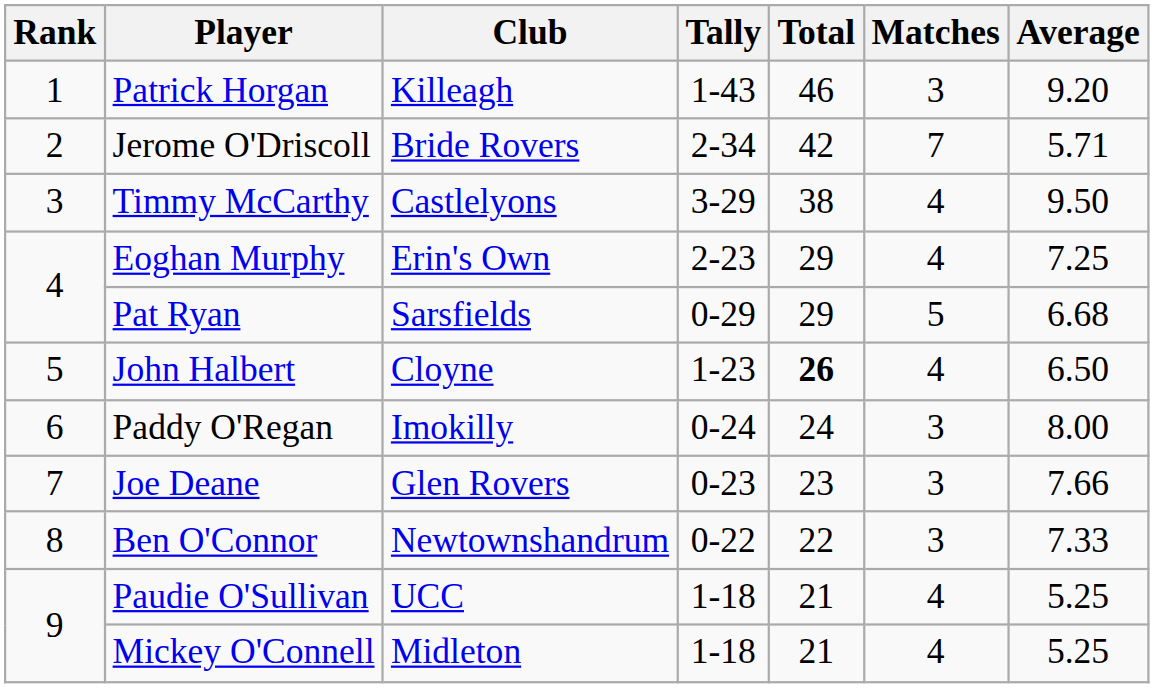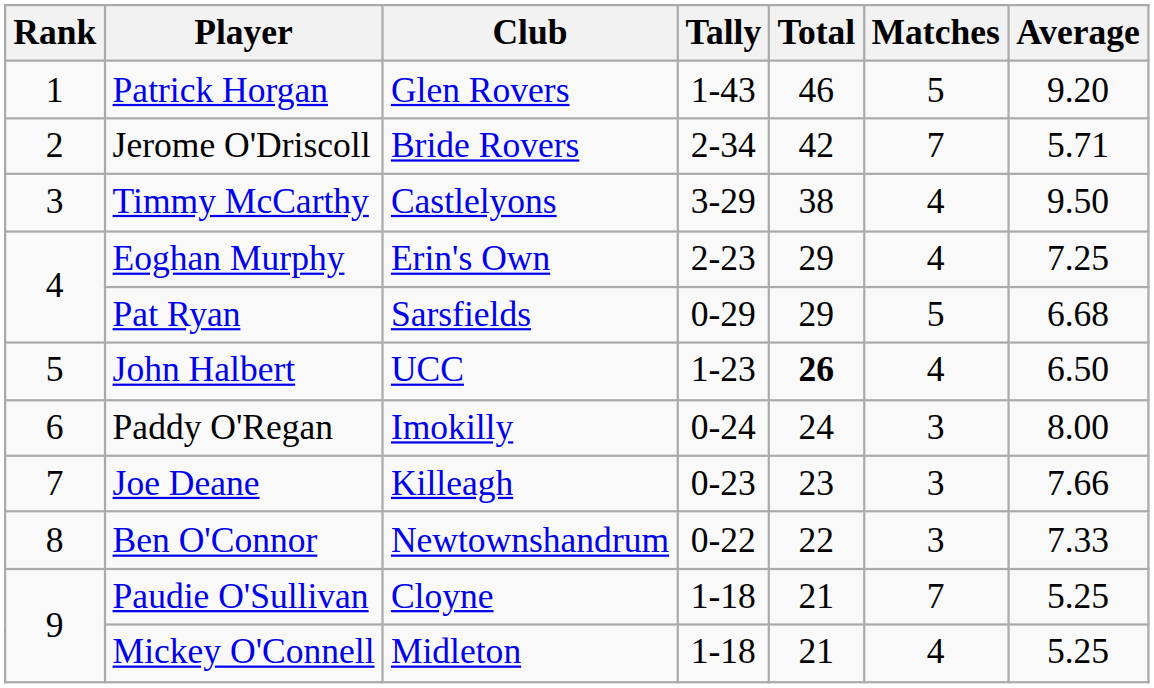(452, 88) Killeagh -> (480, 88) Glen Rovers
(936, 88) 3 -> (936, 88) 5
(442, 370) Cloyne -> (427, 370) UCC
(480, 483) Glen Rovers -> (452, 483) Killeagh
(427, 595) UCC -> (442, 595) Cloyne
(936, 595) 4 -> (936, 595) 7
